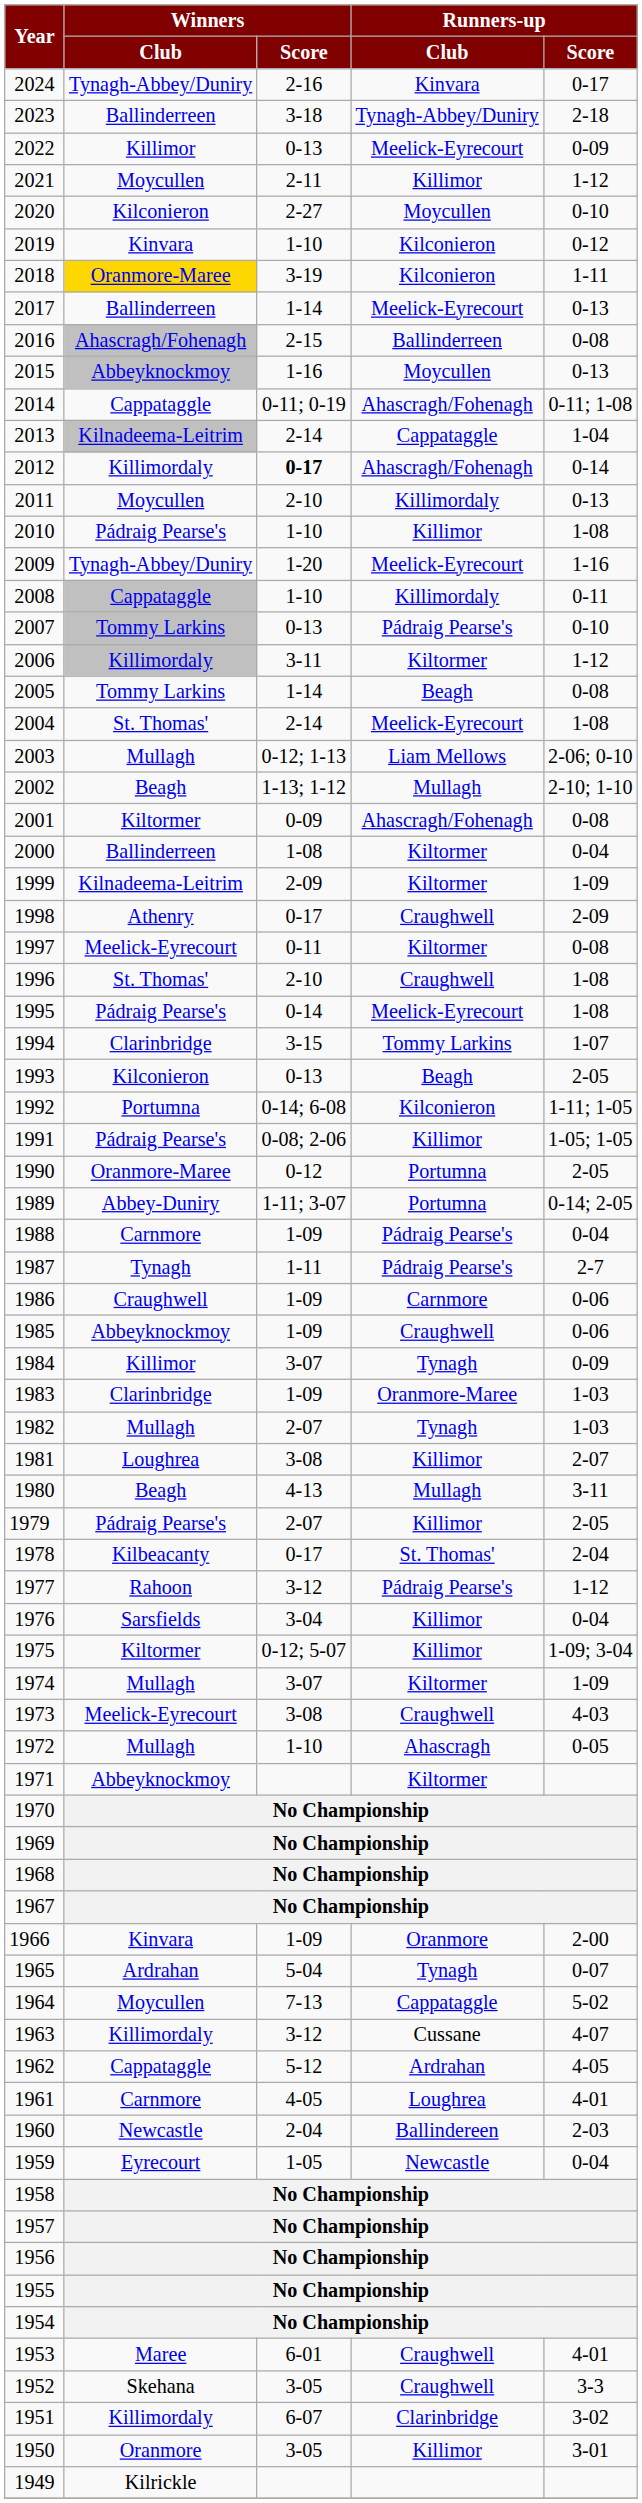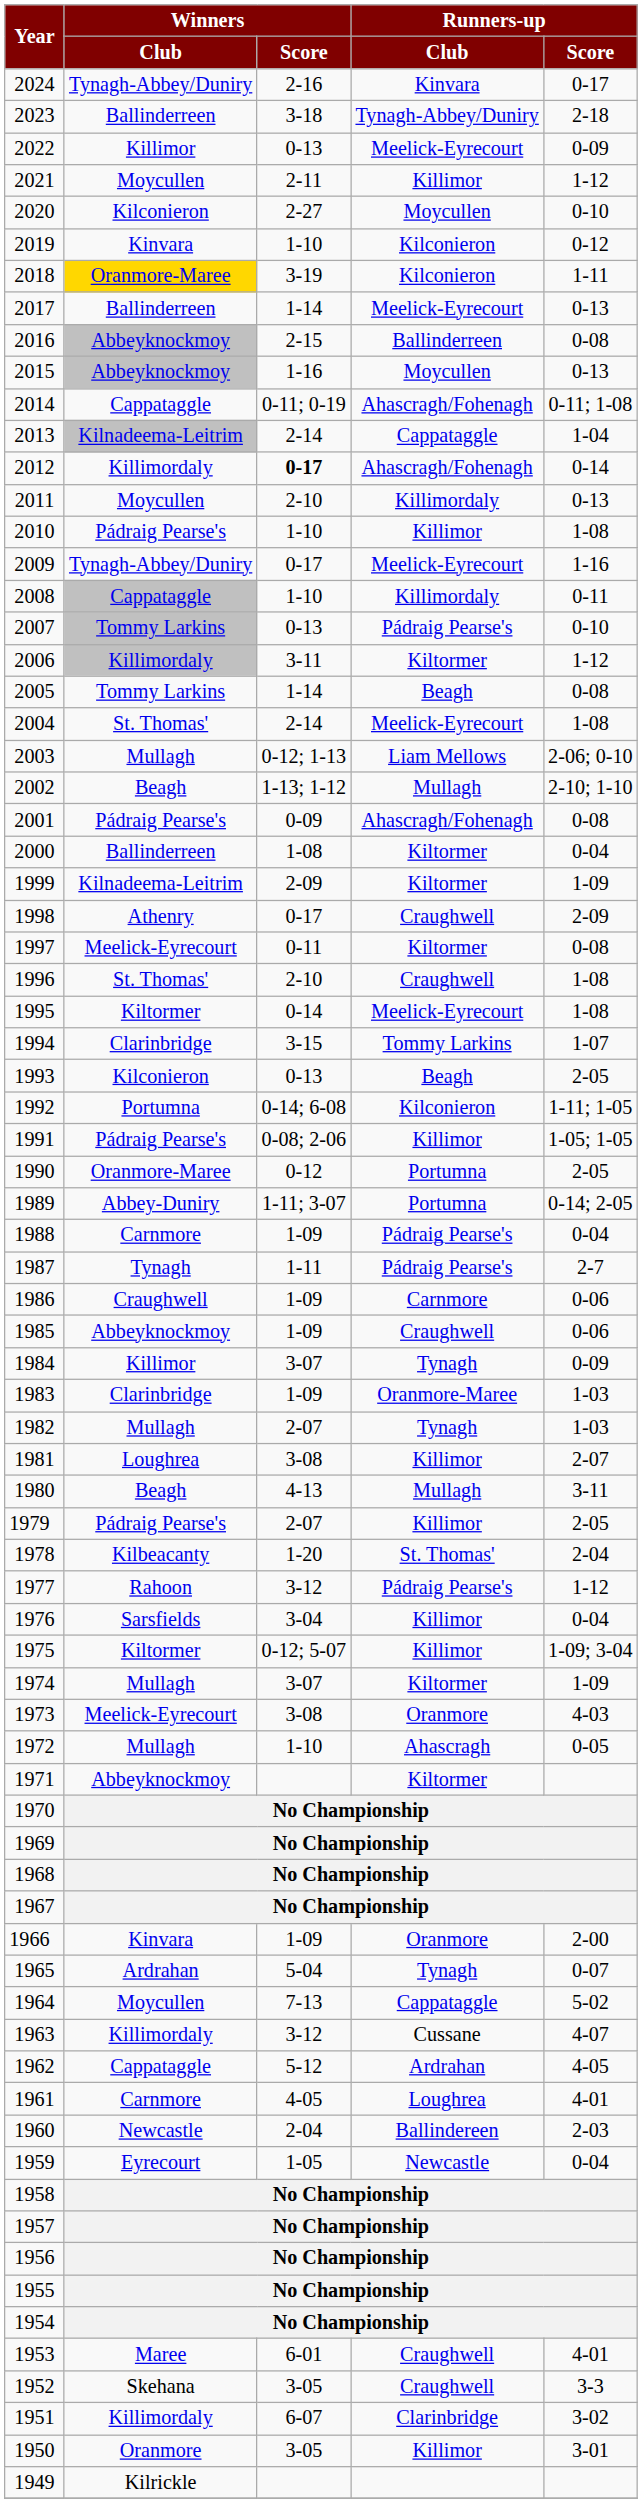(161, 340) Ahascragh/Fohenagh -> (161, 340) Abbeyknockmoy
(304, 564) 1-20 -> (304, 564) 0-17
(161, 819) Kiltormer -> (161, 819) Pádraig Pearse's
(161, 1011) Pádraig Pearse's -> (161, 1011) Kiltormer
(304, 1555) 0-17 -> (304, 1555) 1-20
(447, 1715) Craughwell -> (447, 1715) Oranmore
